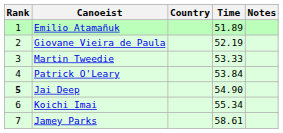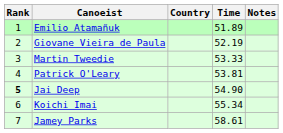(229, 74) 53.84 -> (229, 74) 53.81
